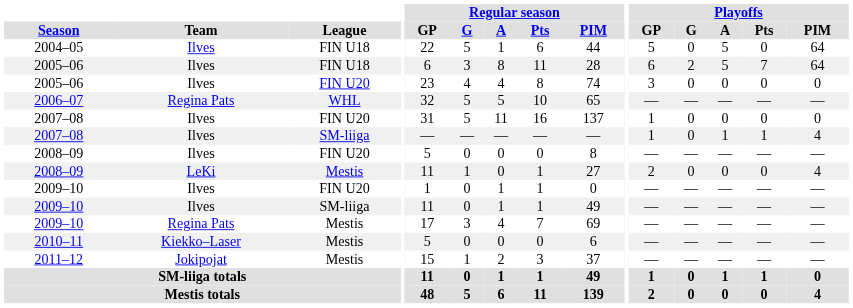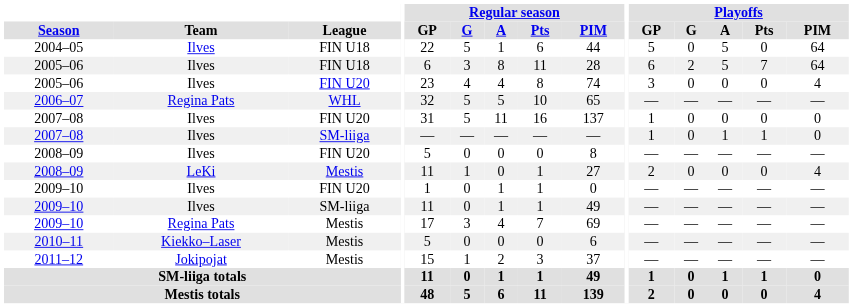(817, 83) 0 -> (817, 83) 4
(817, 136) 4 -> (817, 136) 0
